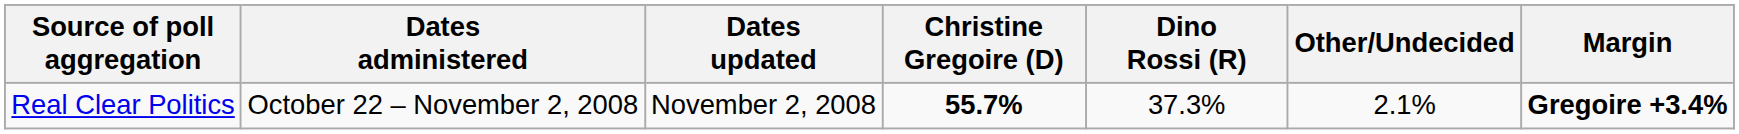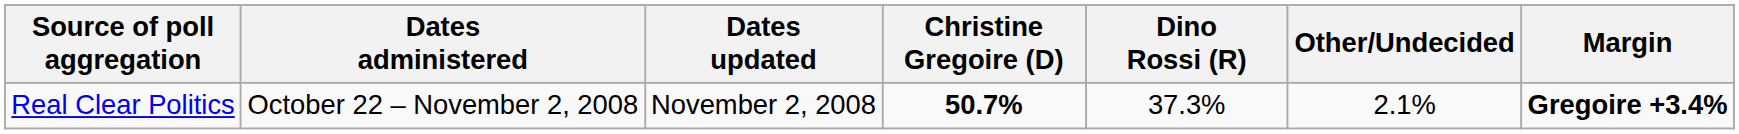(984, 104) 55.7% -> (984, 104) 50.7%
